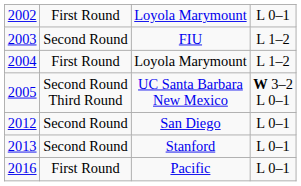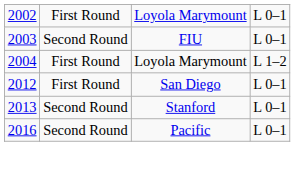(273, 38) L 1–2 -> (270, 38) L 0–1
- row: (22, 92)
(85, 123) Second Round -> (85, 84) First Round
(85, 169) First Round -> (85, 130) Second Round
